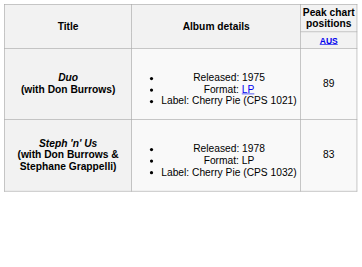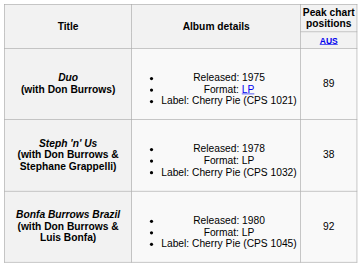(329, 155) 83 -> (329, 155) 38
+ row: (68, 226)
